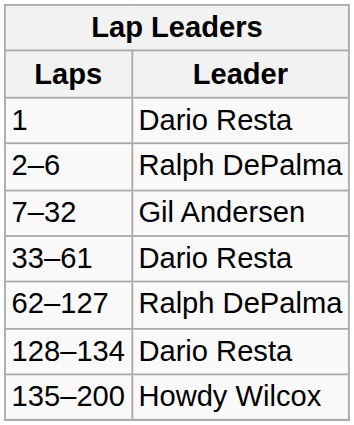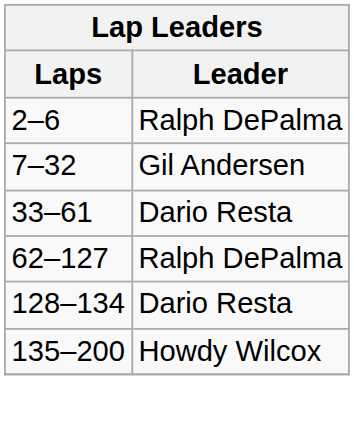- row: (20, 119)
